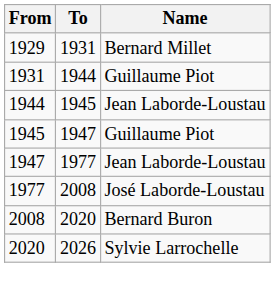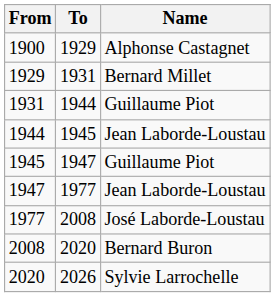+ row: (27, 47)
